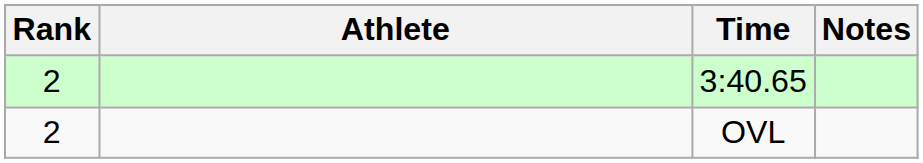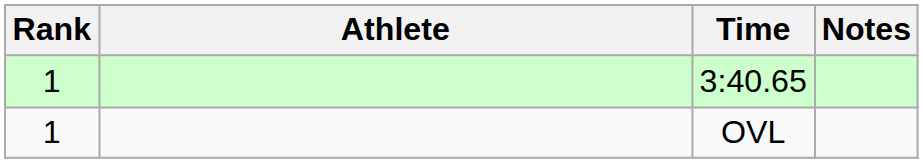(52, 81) 2 -> (52, 81) 1
(52, 132) 2 -> (52, 132) 1
